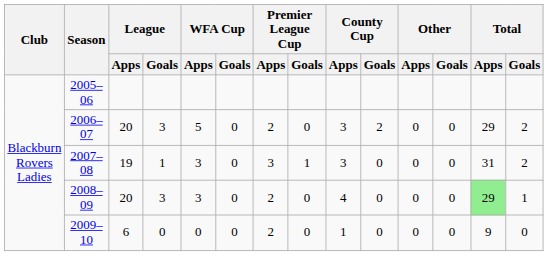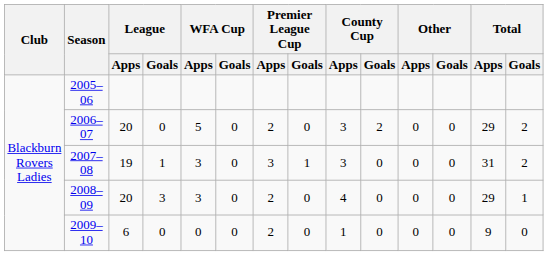(162, 127) 3 -> (162, 127) 0
(488, 197) lightgreen background -> (488, 197) no background
